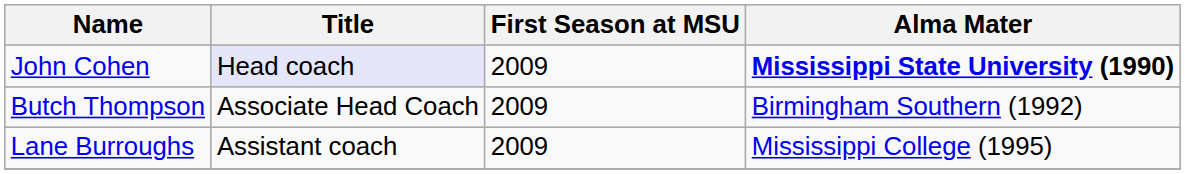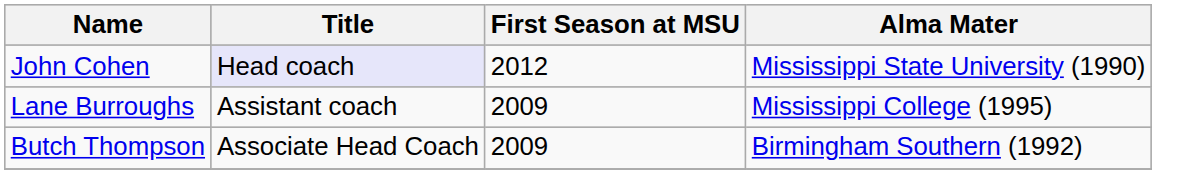(519, 65) 2009 -> (519, 65) 2012
(963, 65) bold -> (949, 65) normal
rows swapped: (108, 106) <-> (102, 147)
